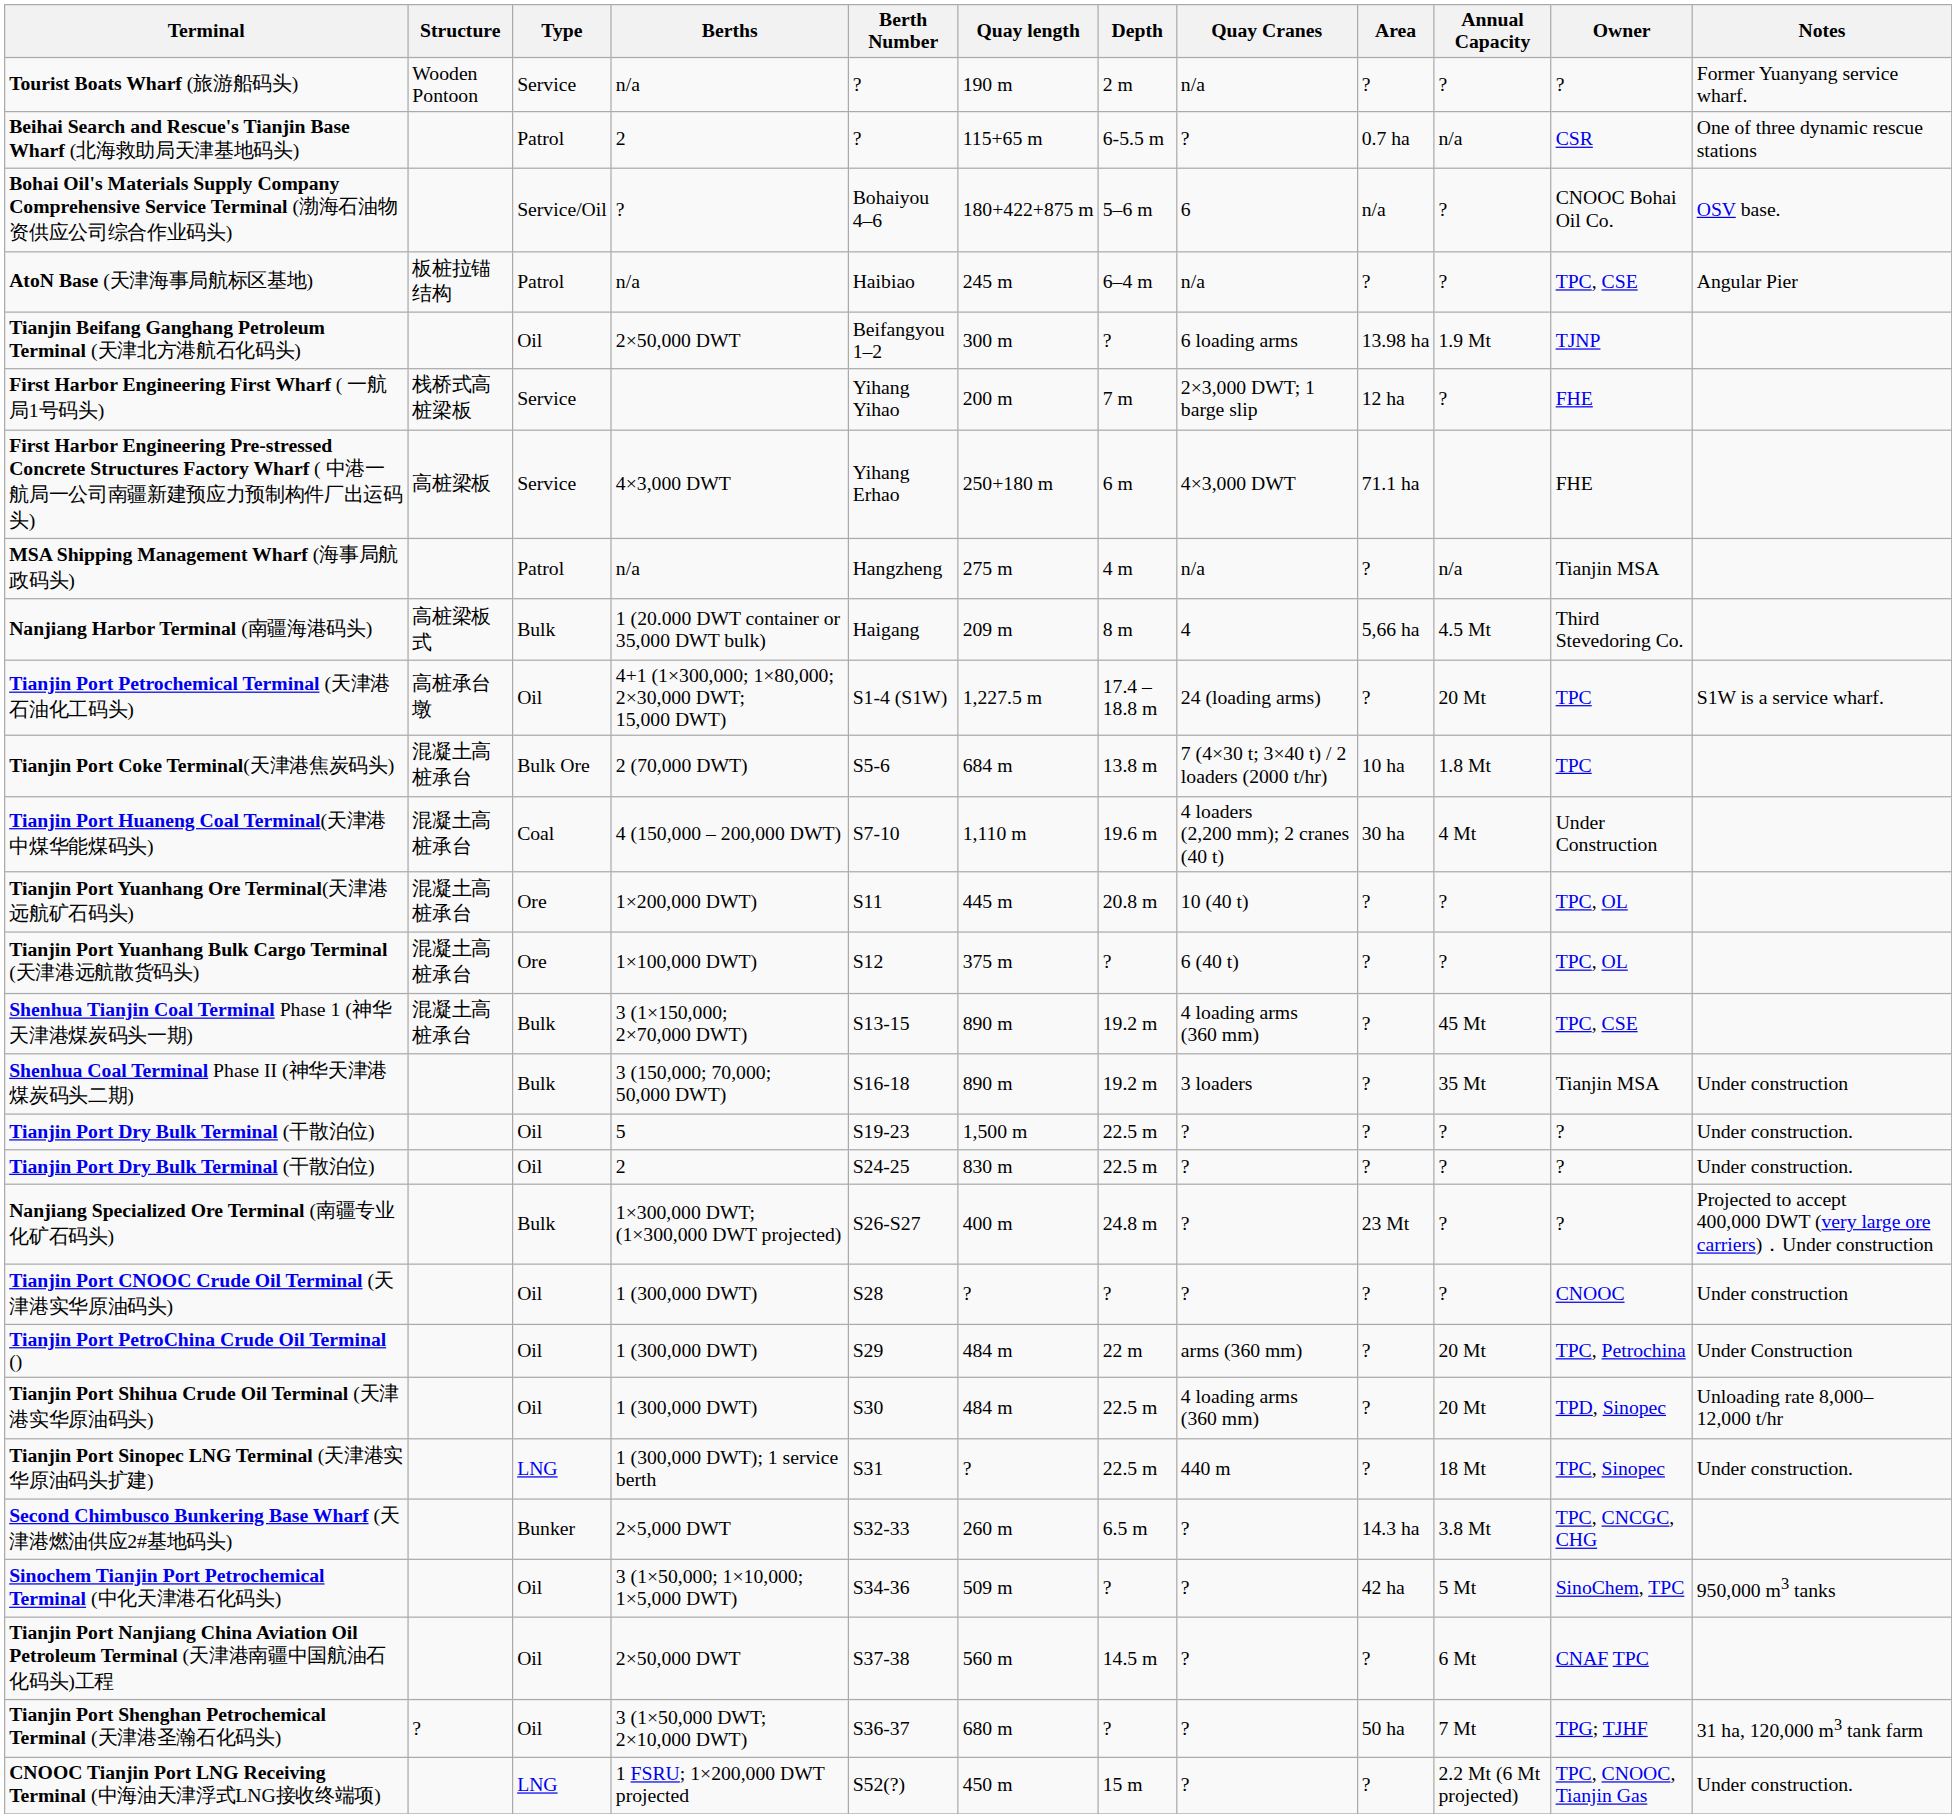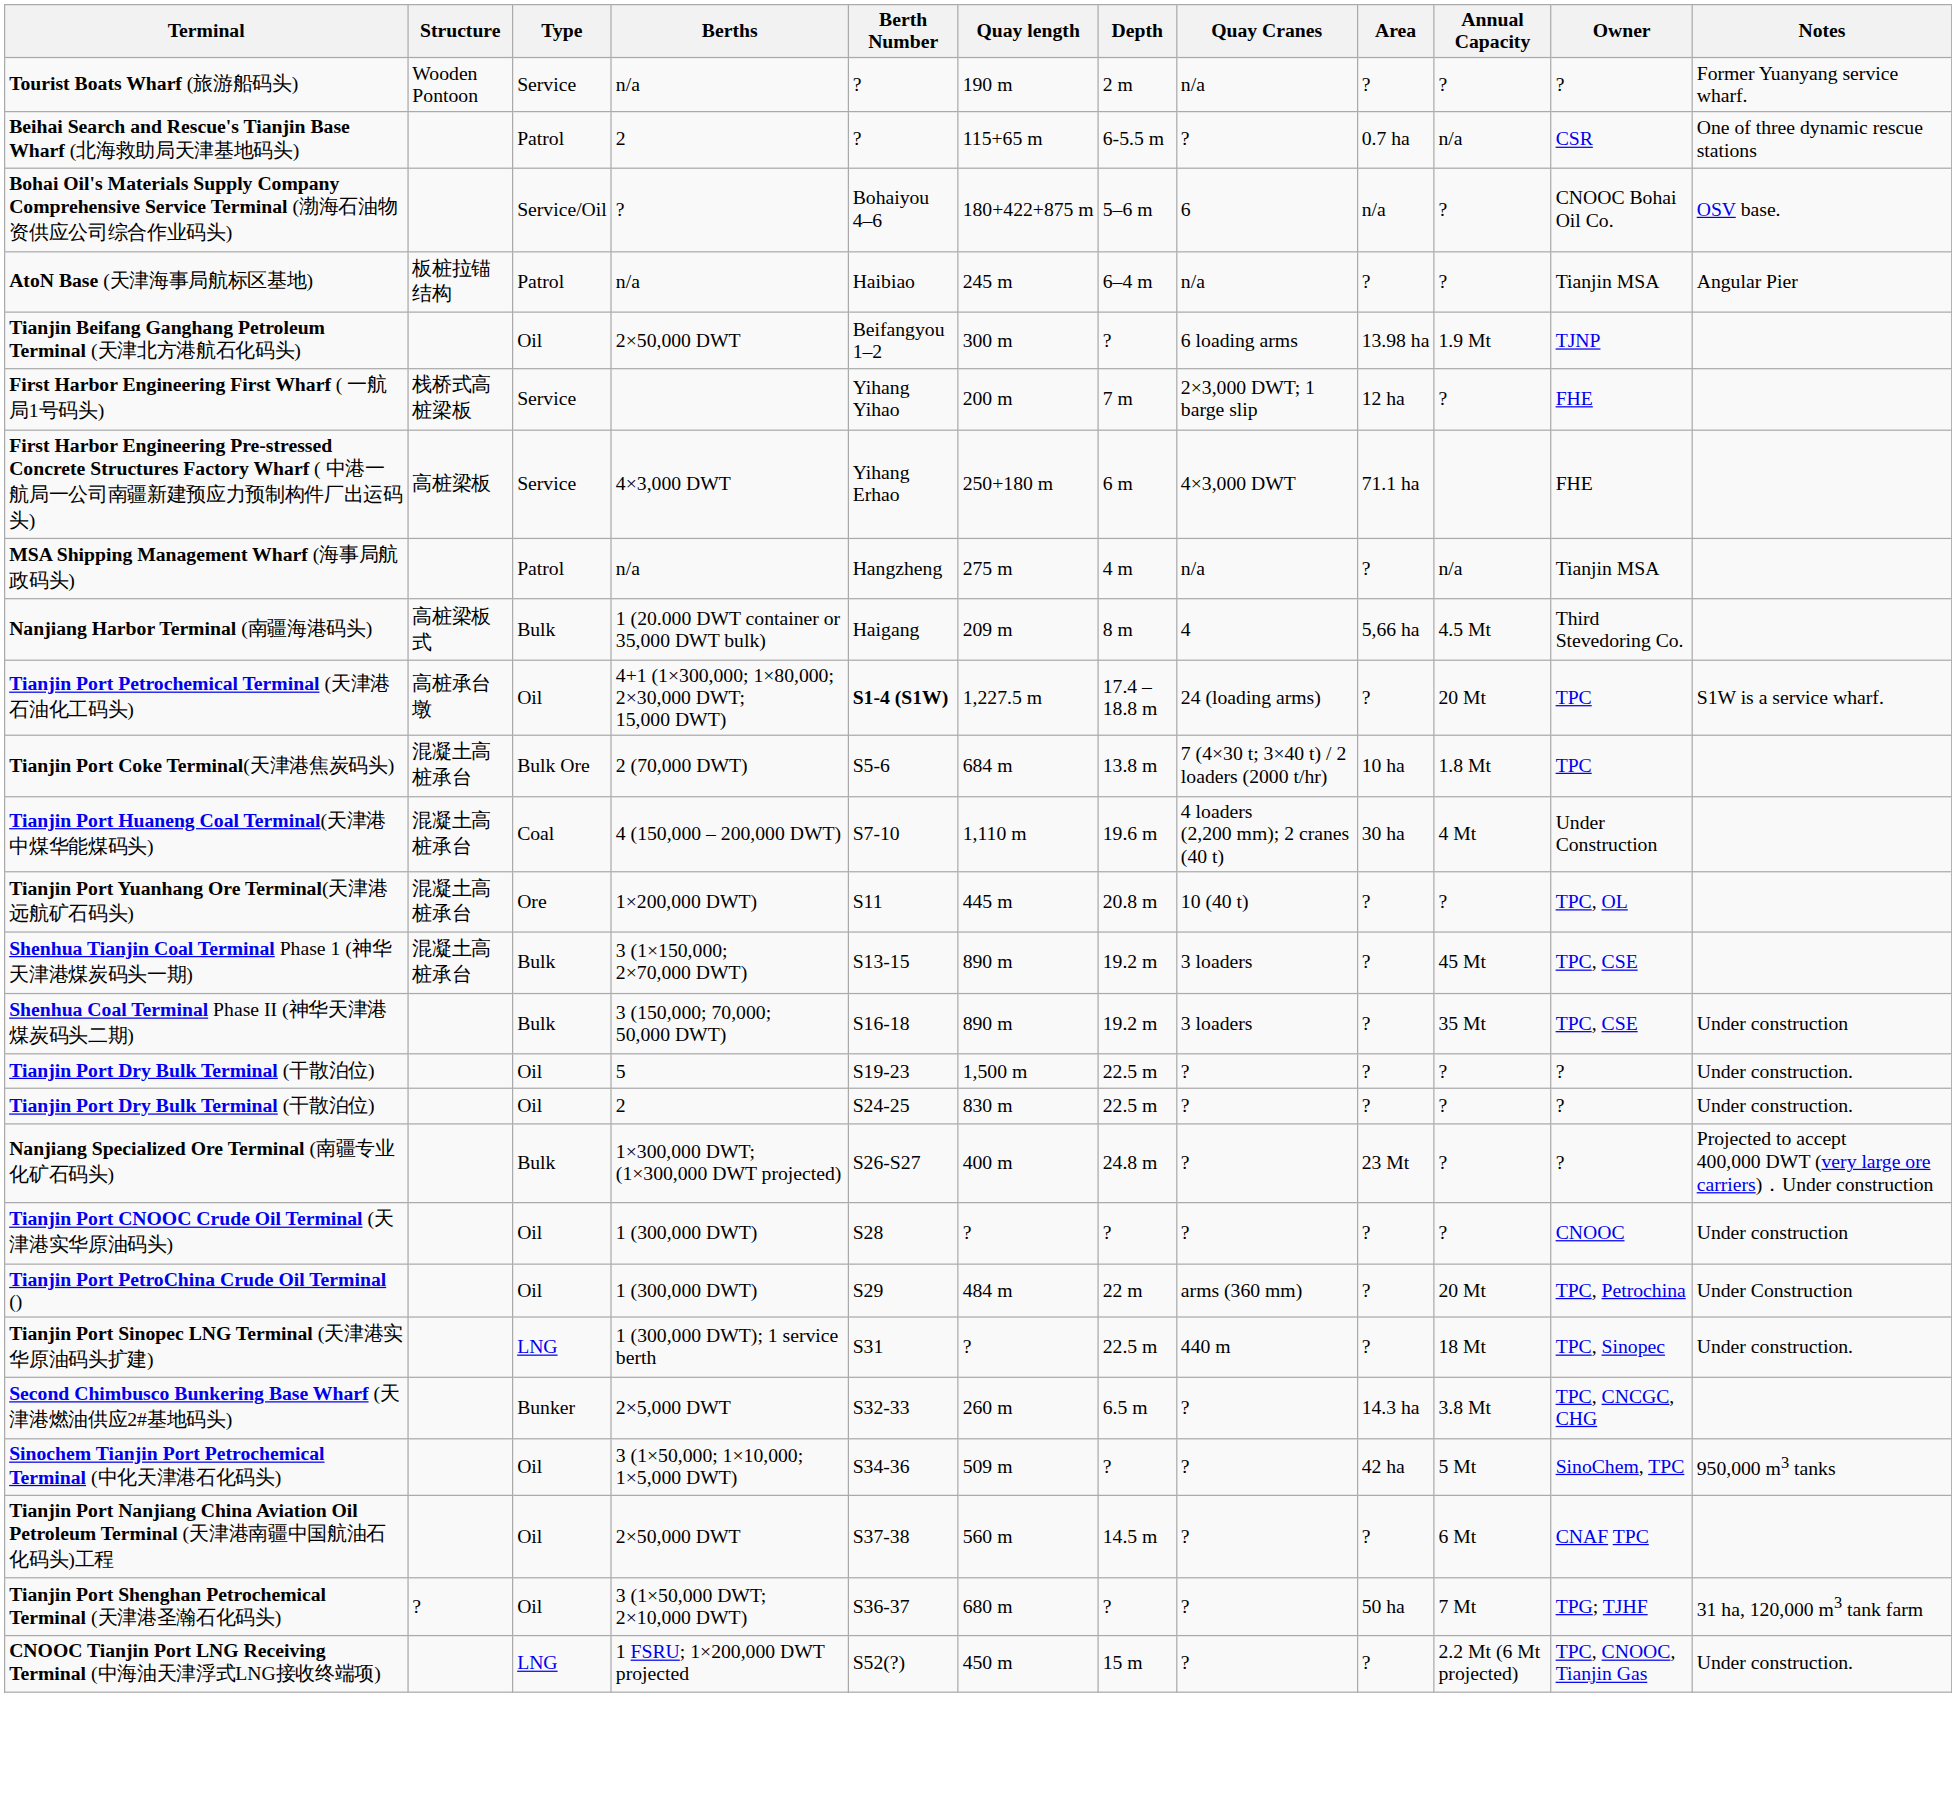(1597, 281) TPC, CSE -> (1607, 281) Tianjin MSA
(900, 697) normal -> (900, 697) bold
- row: (198, 961)
(1239, 1023) 4 loading arms (360 mm) -> (1217, 962) 3 loaders
(1607, 1084) Tianjin MSA -> (1597, 1023) TPC, CSE
- row: (204, 1407)
